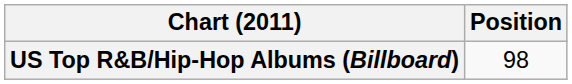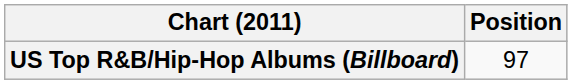(516, 60) 98 -> (516, 60) 97
